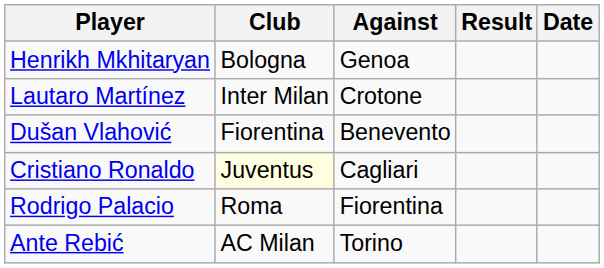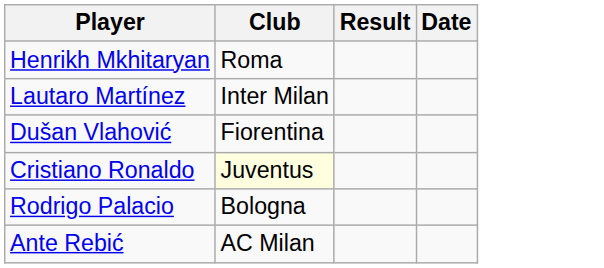- column: (395, 22)
(263, 59) Bologna -> (252, 59) Roma
(252, 206) Roma -> (263, 206) Bologna
